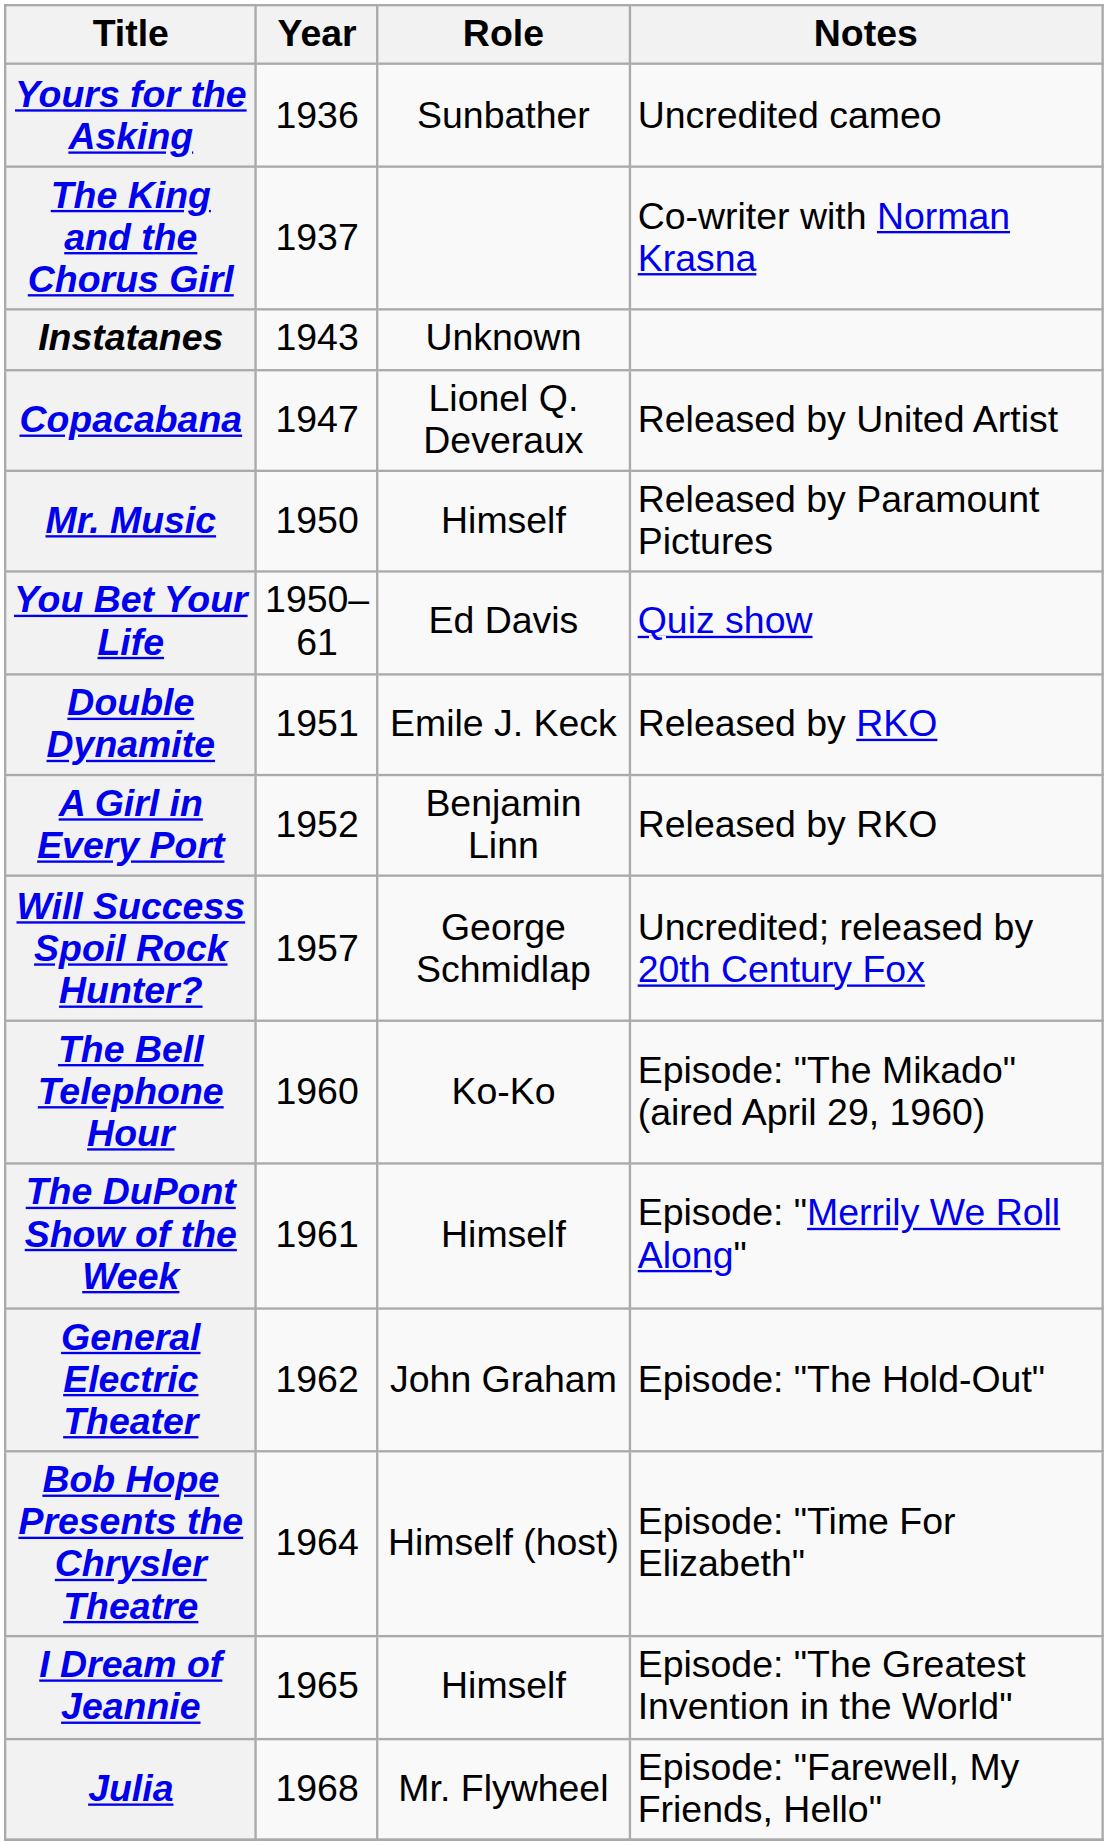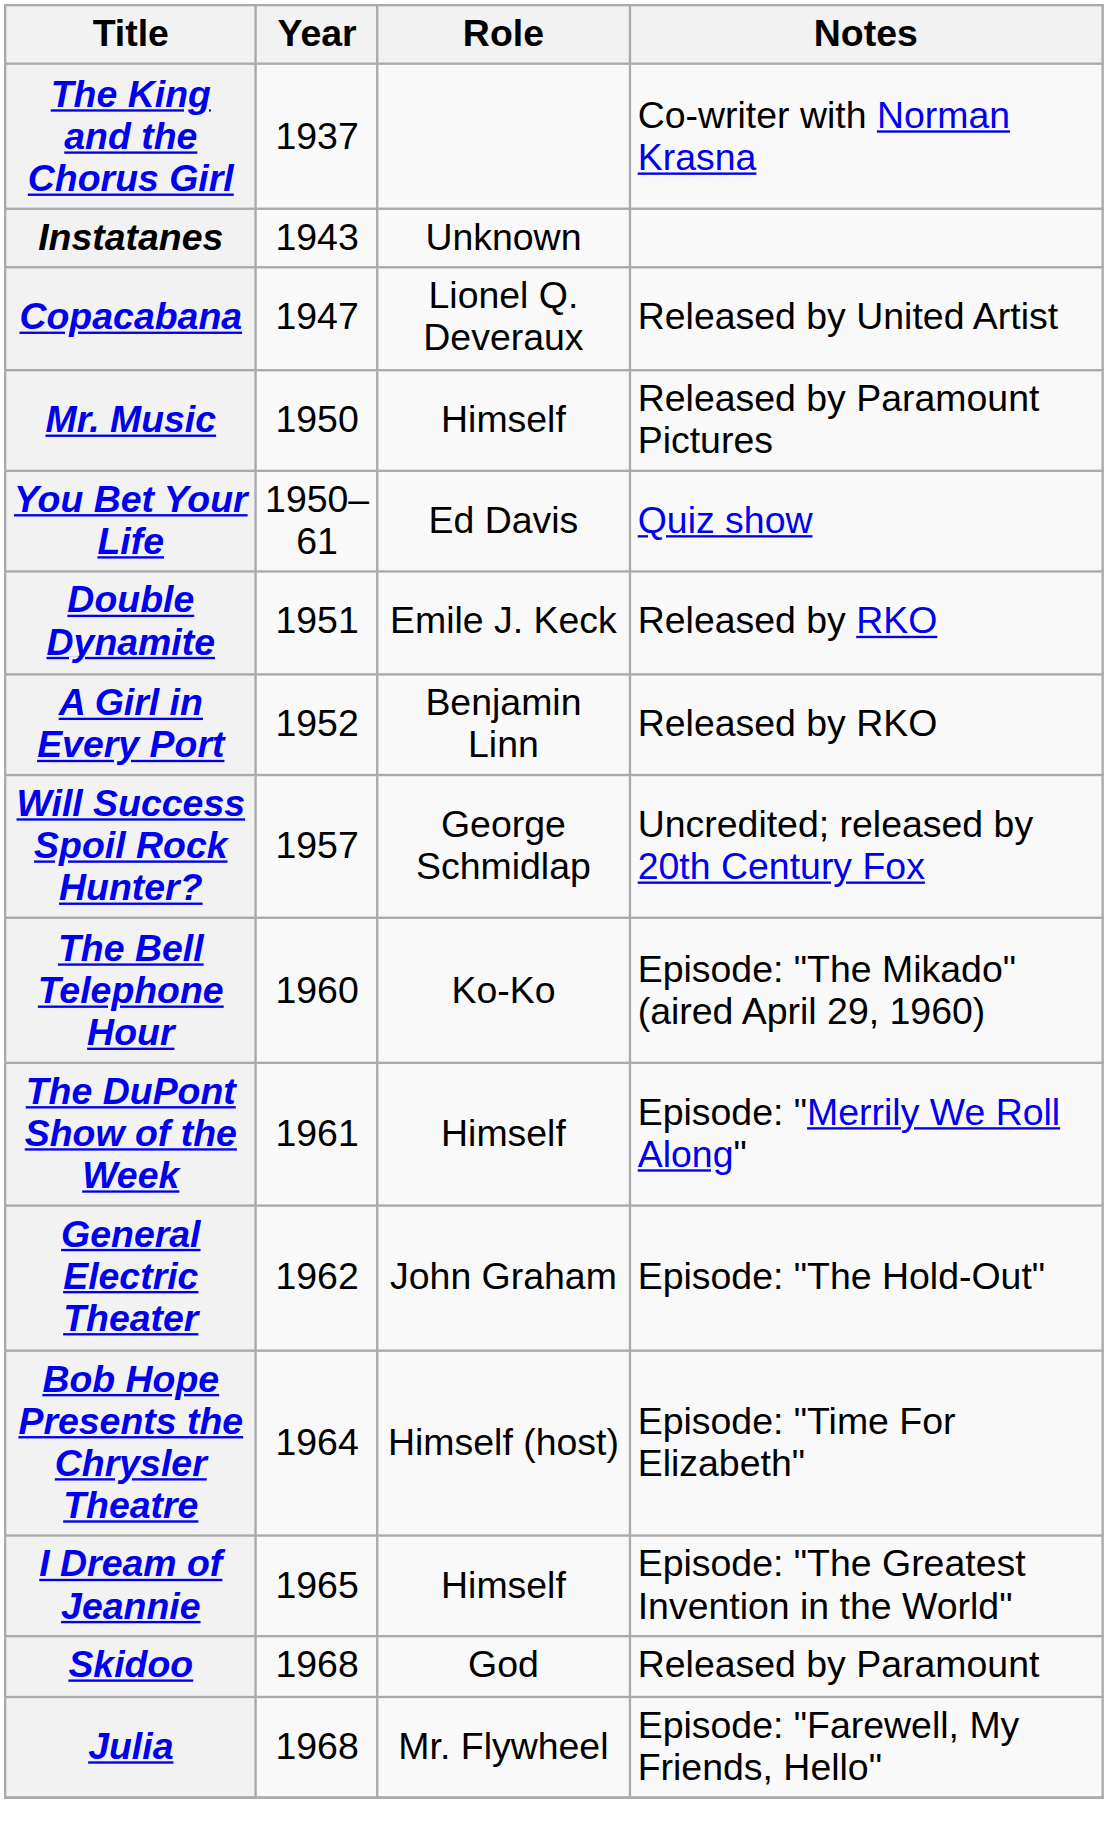- row: (131, 114)
+ row: (131, 1665)
